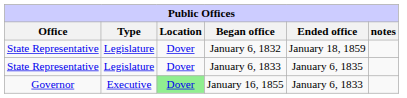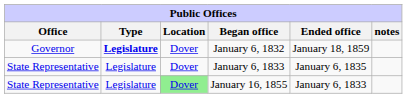(53, 48) State Representative -> (53, 48) Governor
(129, 48) normal -> (131, 48) bold
(53, 84) Governor -> (53, 84) State Representative
(129, 84) Executive -> (131, 84) Legislature
